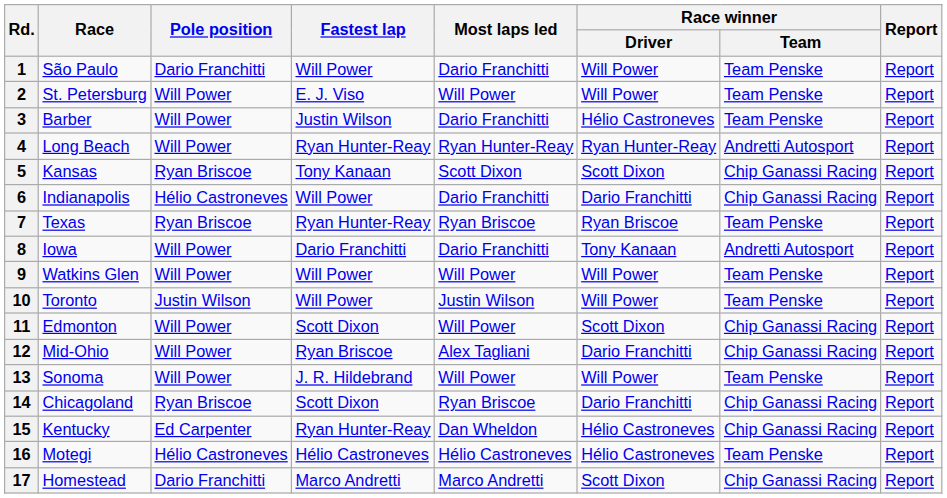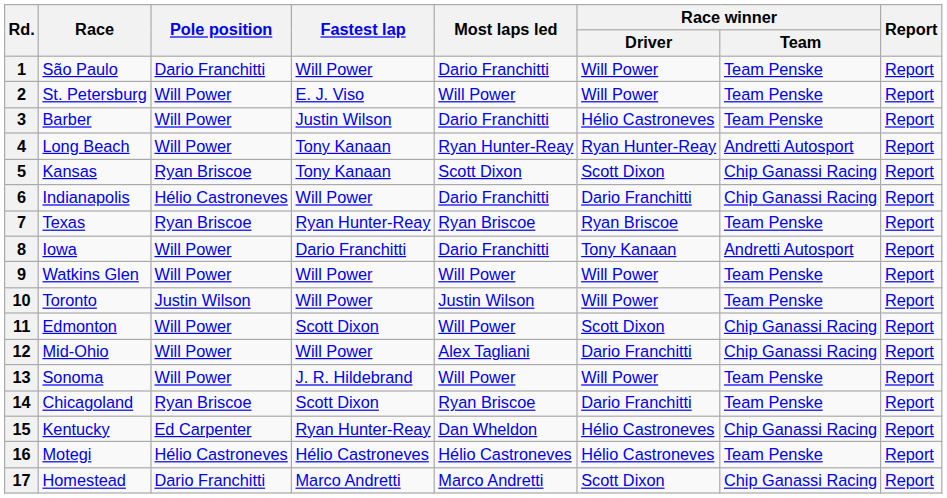(363, 146) Ryan Hunter-Reay -> (343, 146) Tony Kanaan
(344, 351) Ryan Briscoe -> (334, 351) Will Power
(801, 403) Chip Ganassi Racing -> (773, 403) Team Penske
